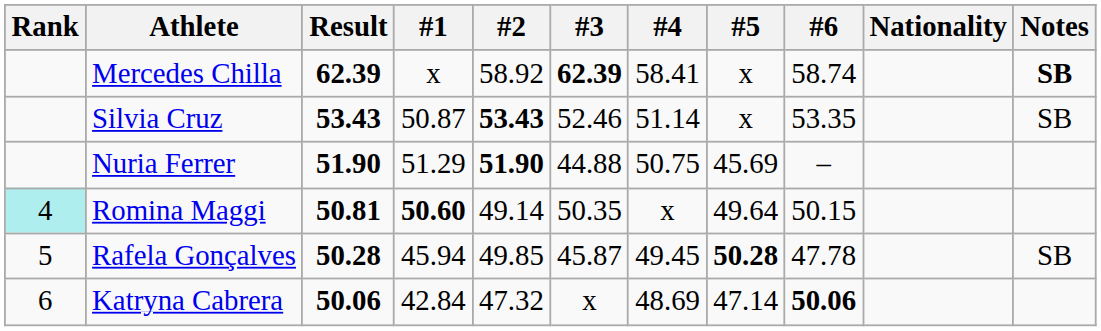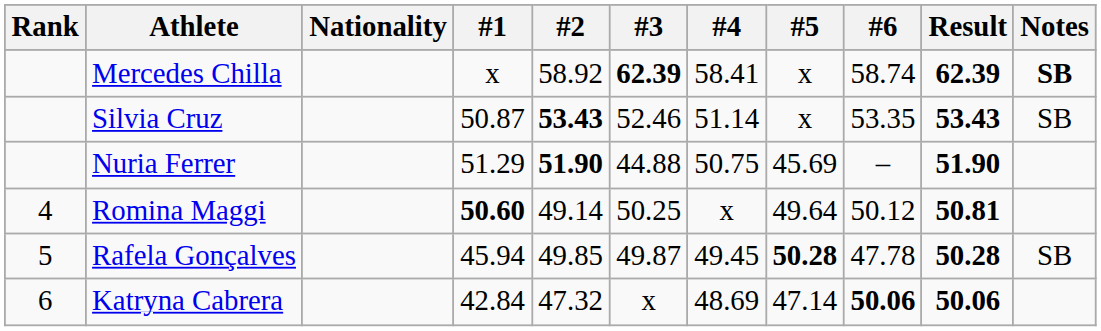columns swapped: (938, 27) <-> (348, 27)
(45, 210) paleturquoise background -> (45, 210) no background
(589, 210) 50.35 -> (649, 210) 50.25
(824, 210) 50.15 -> (883, 210) 50.12
(589, 255) 45.87 -> (649, 255) 49.87
